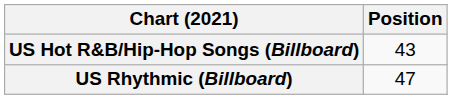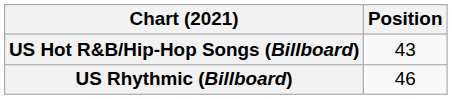(405, 79) 47 -> (405, 79) 46
